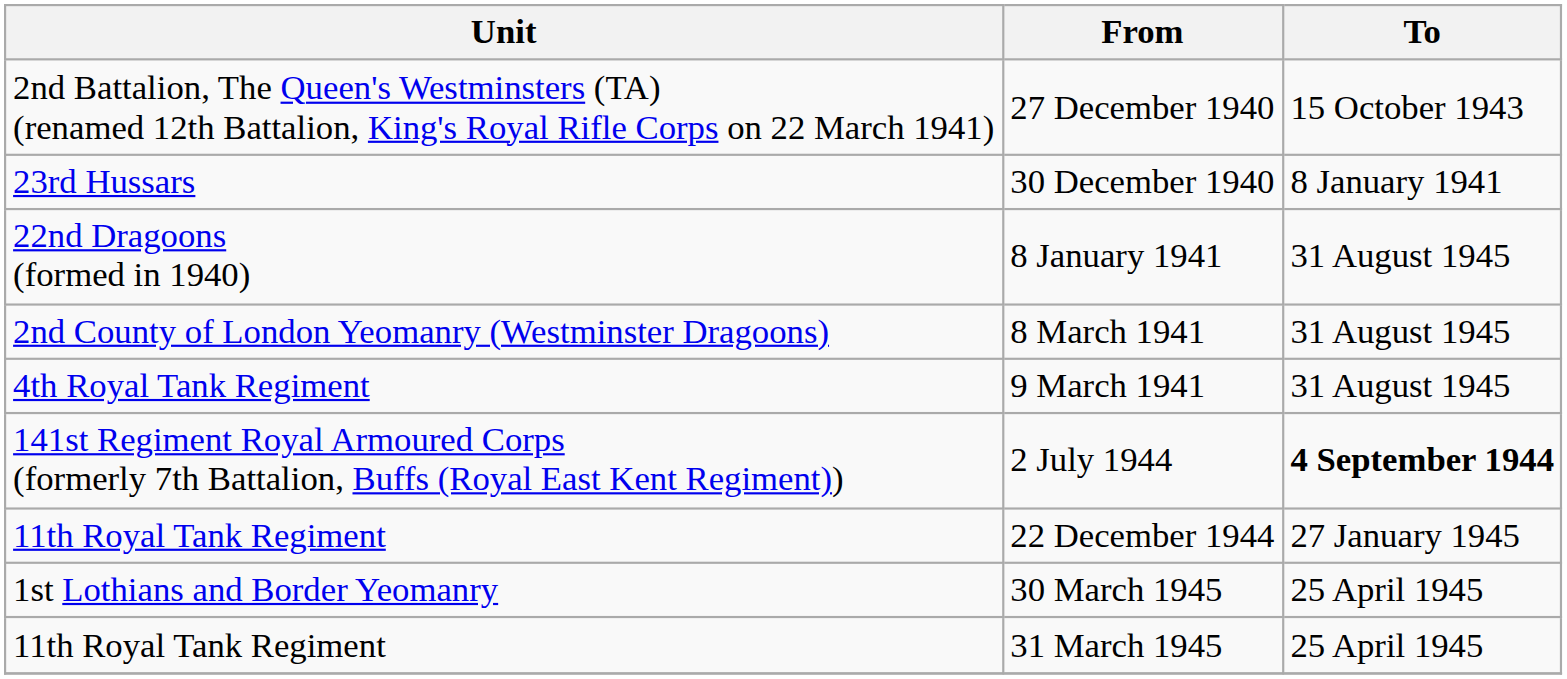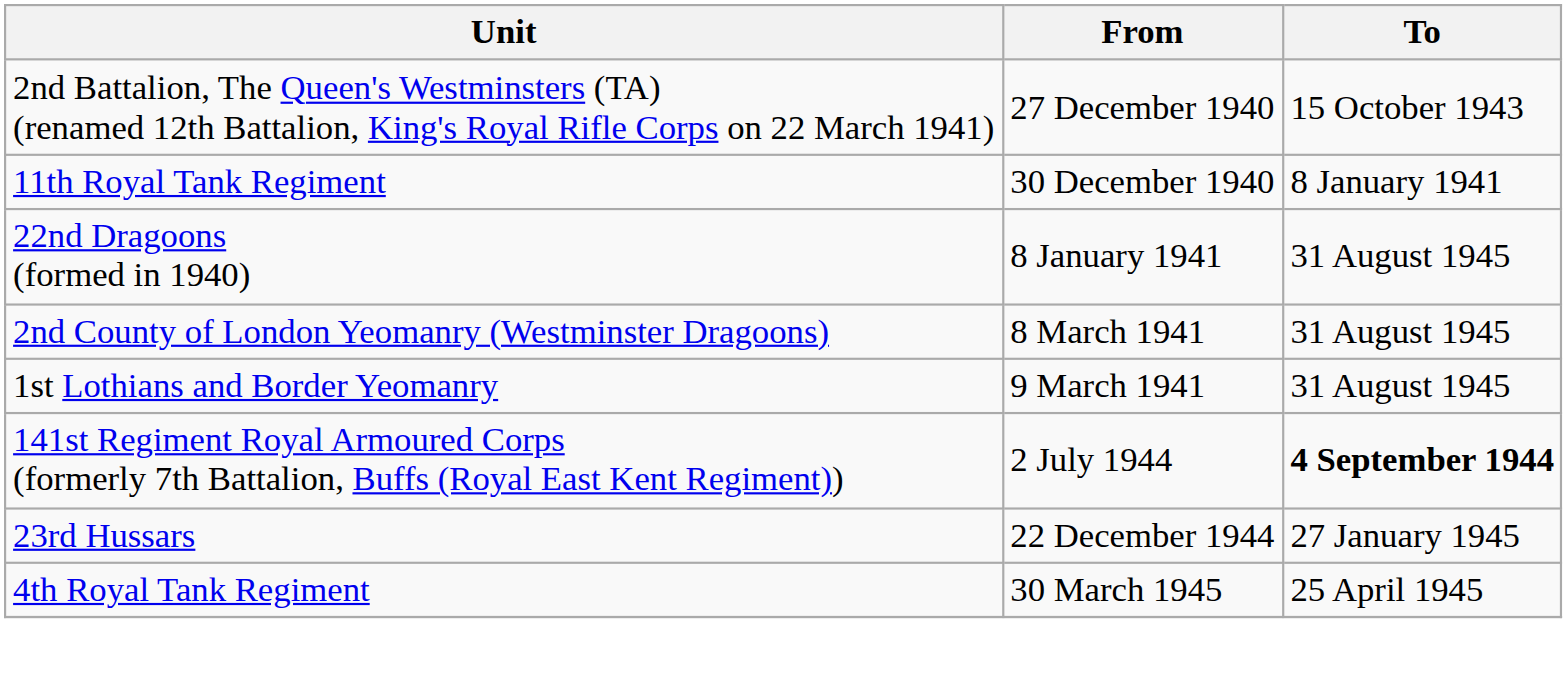(104, 181) 23rd Hussars -> (199, 181) 11th Royal Tank Regiment
(191, 385) 4th Royal Tank Regiment -> (256, 385) 1st Lothians and Border Yeomanry
(199, 534) 11th Royal Tank Regiment -> (104, 534) 23rd Hussars
(256, 589) 1st Lothians and Border Yeomanry -> (191, 589) 4th Royal Tank Regiment
- row: (1116, 644)
